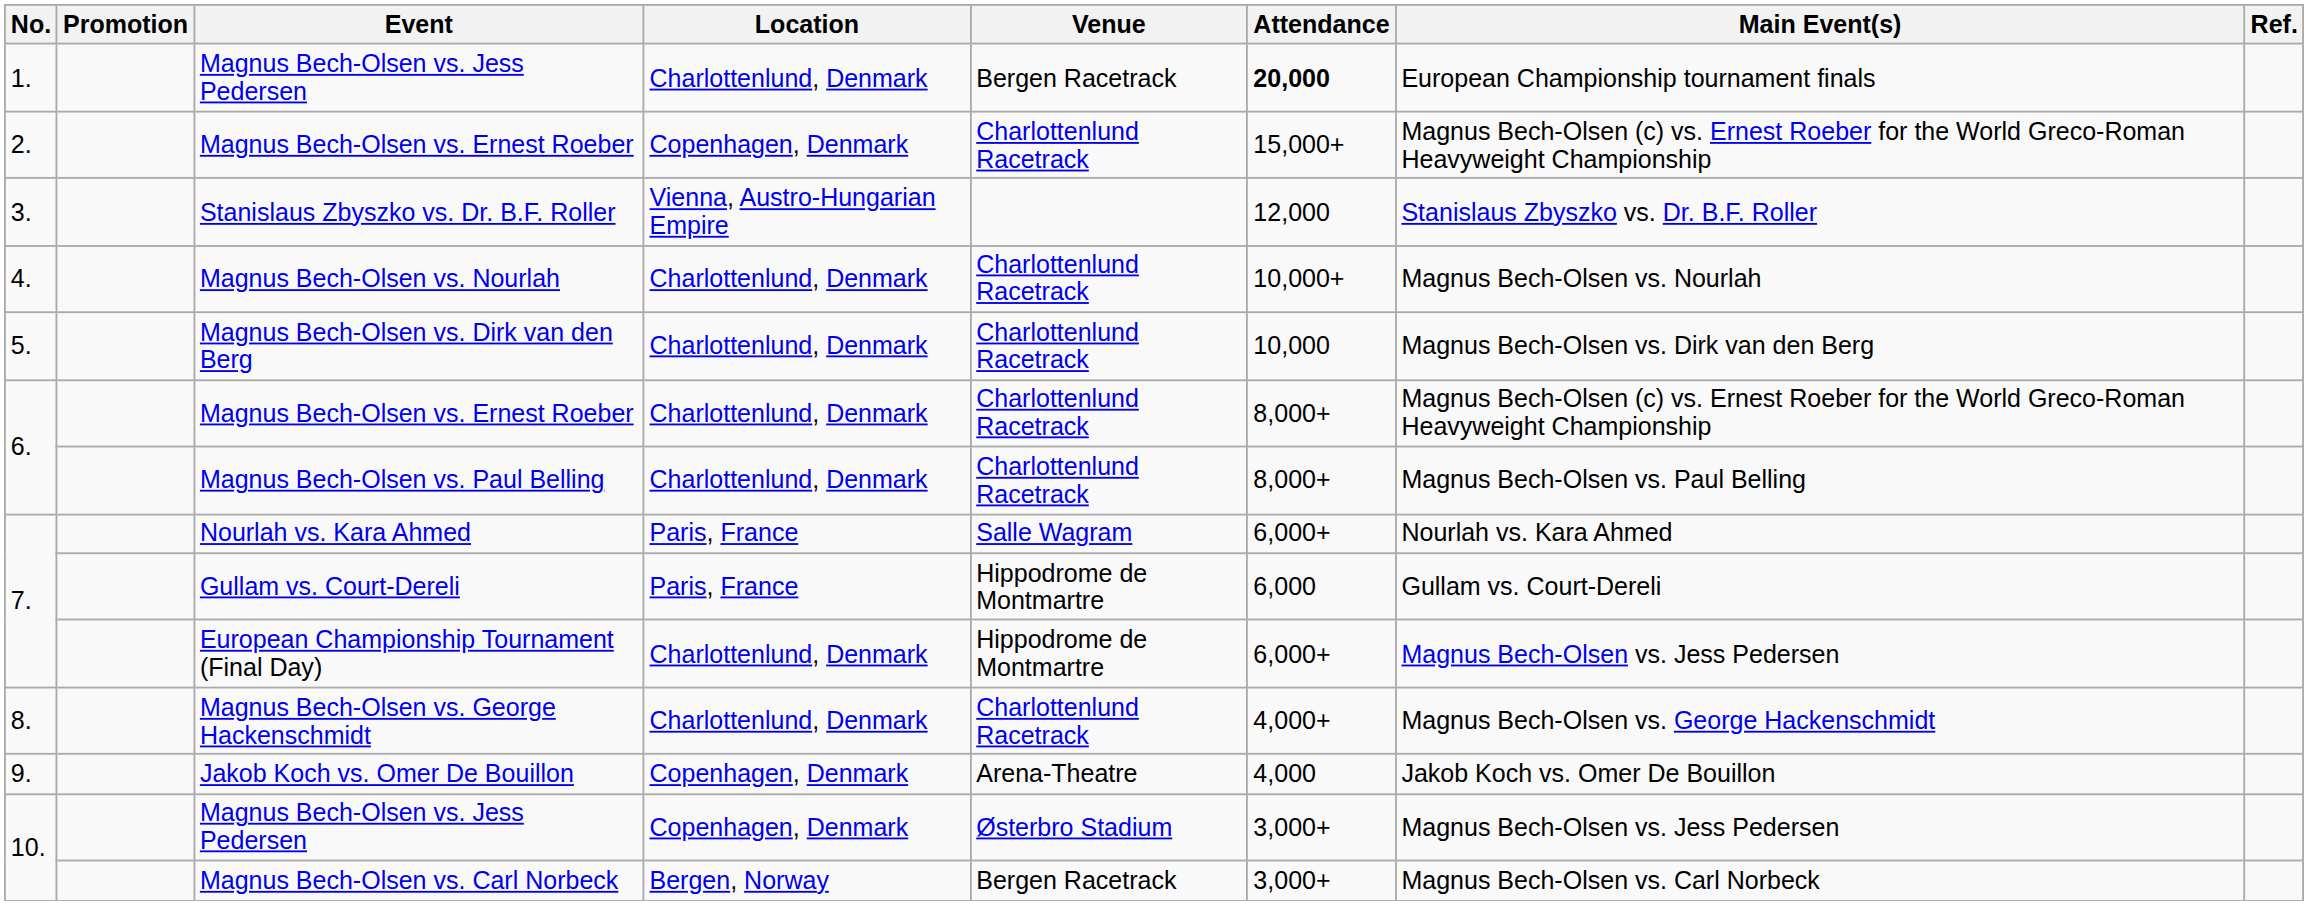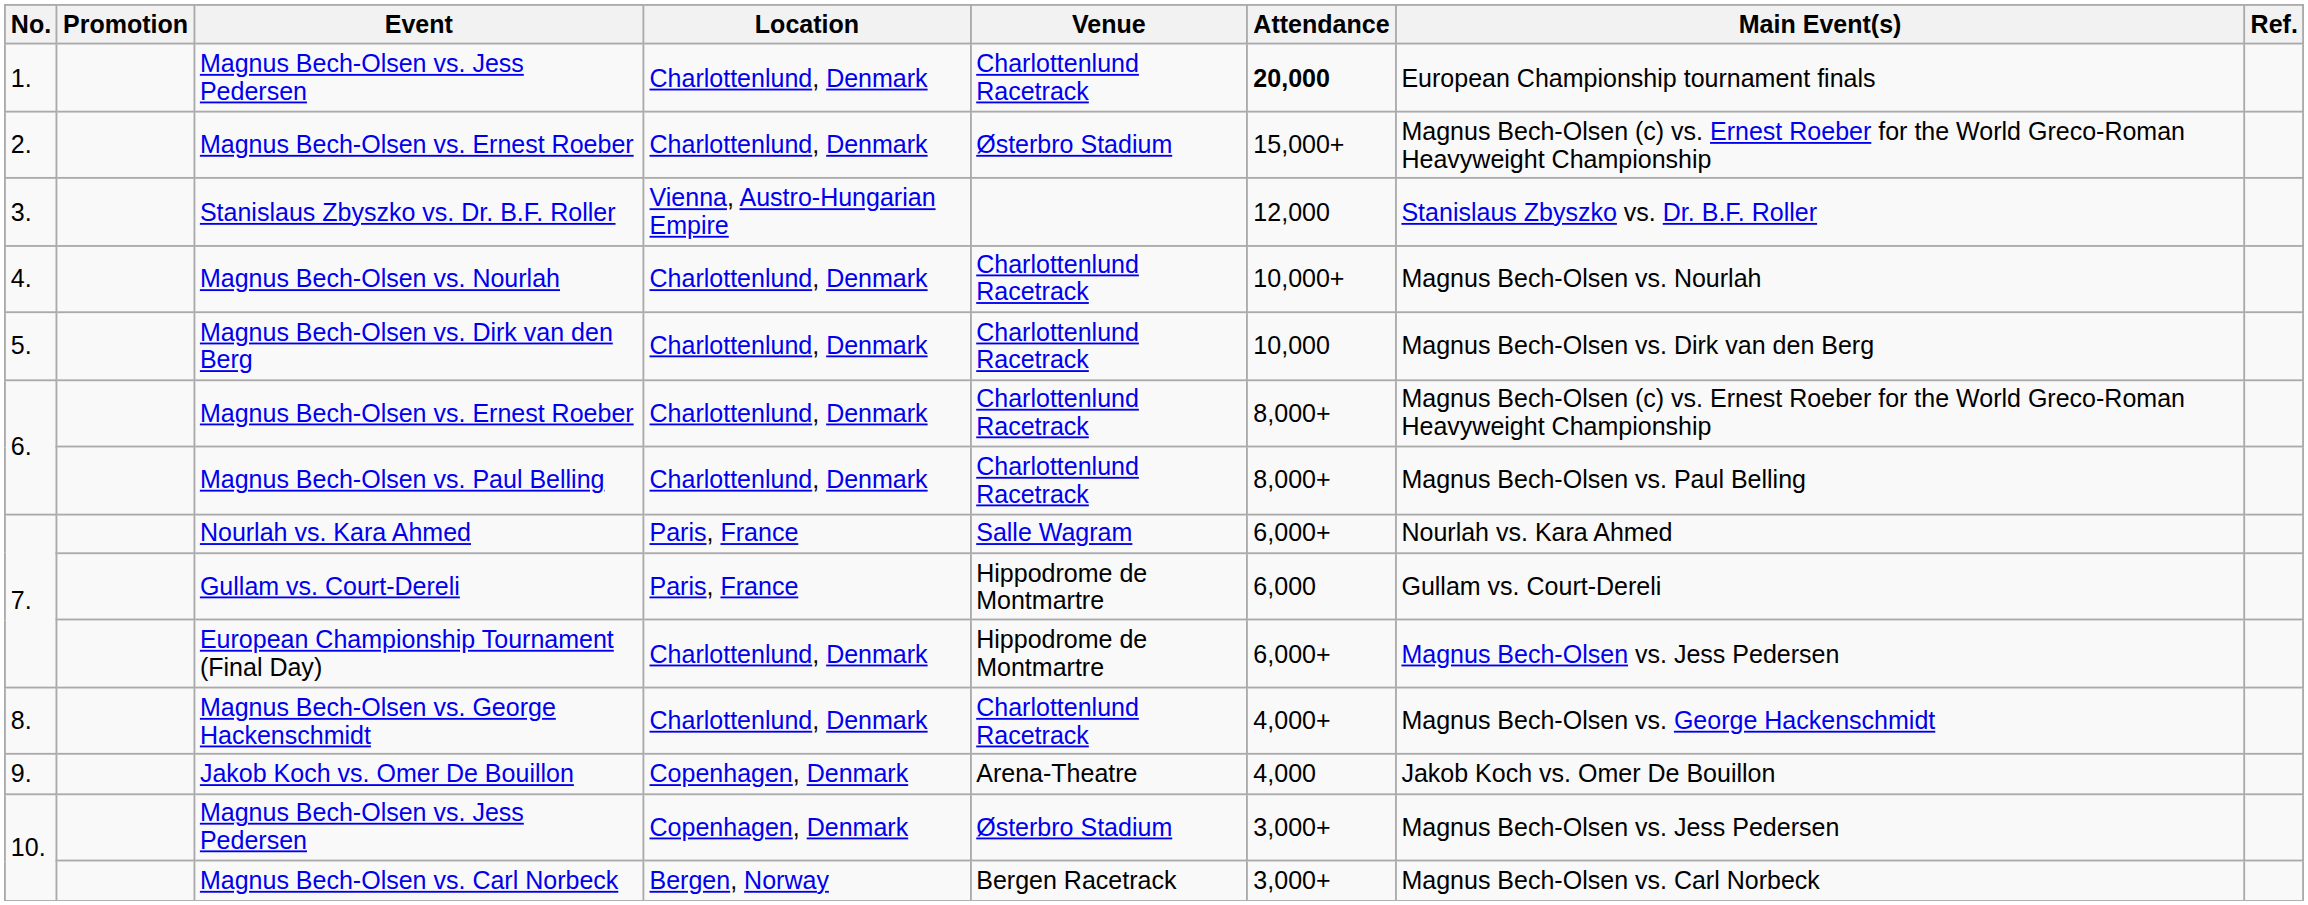(1076, 77) Bergen Racetrack -> (1058, 77) Charlottenlund Racetrack
(779, 145) Copenhagen, Denmark -> (789, 145) Charlottenlund, Denmark
(1058, 145) Charlottenlund Racetrack -> (1074, 145) Østerbro Stadium
